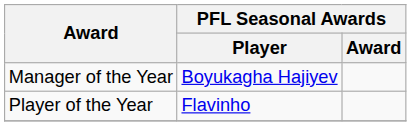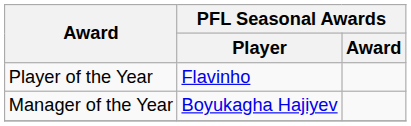rows swapped: (81, 105) <-> (91, 76)
